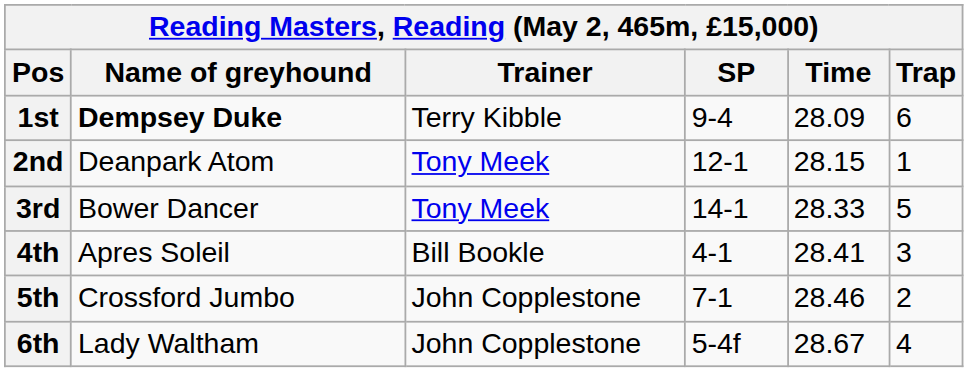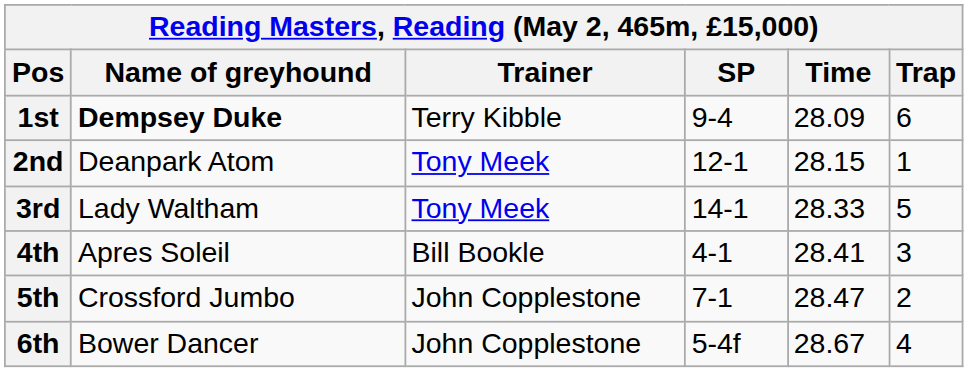(168, 207) Bower Dancer -> (168, 207) Lady Waltham
(829, 298) 28.46 -> (829, 298) 28.47
(168, 343) Lady Waltham -> (168, 343) Bower Dancer
